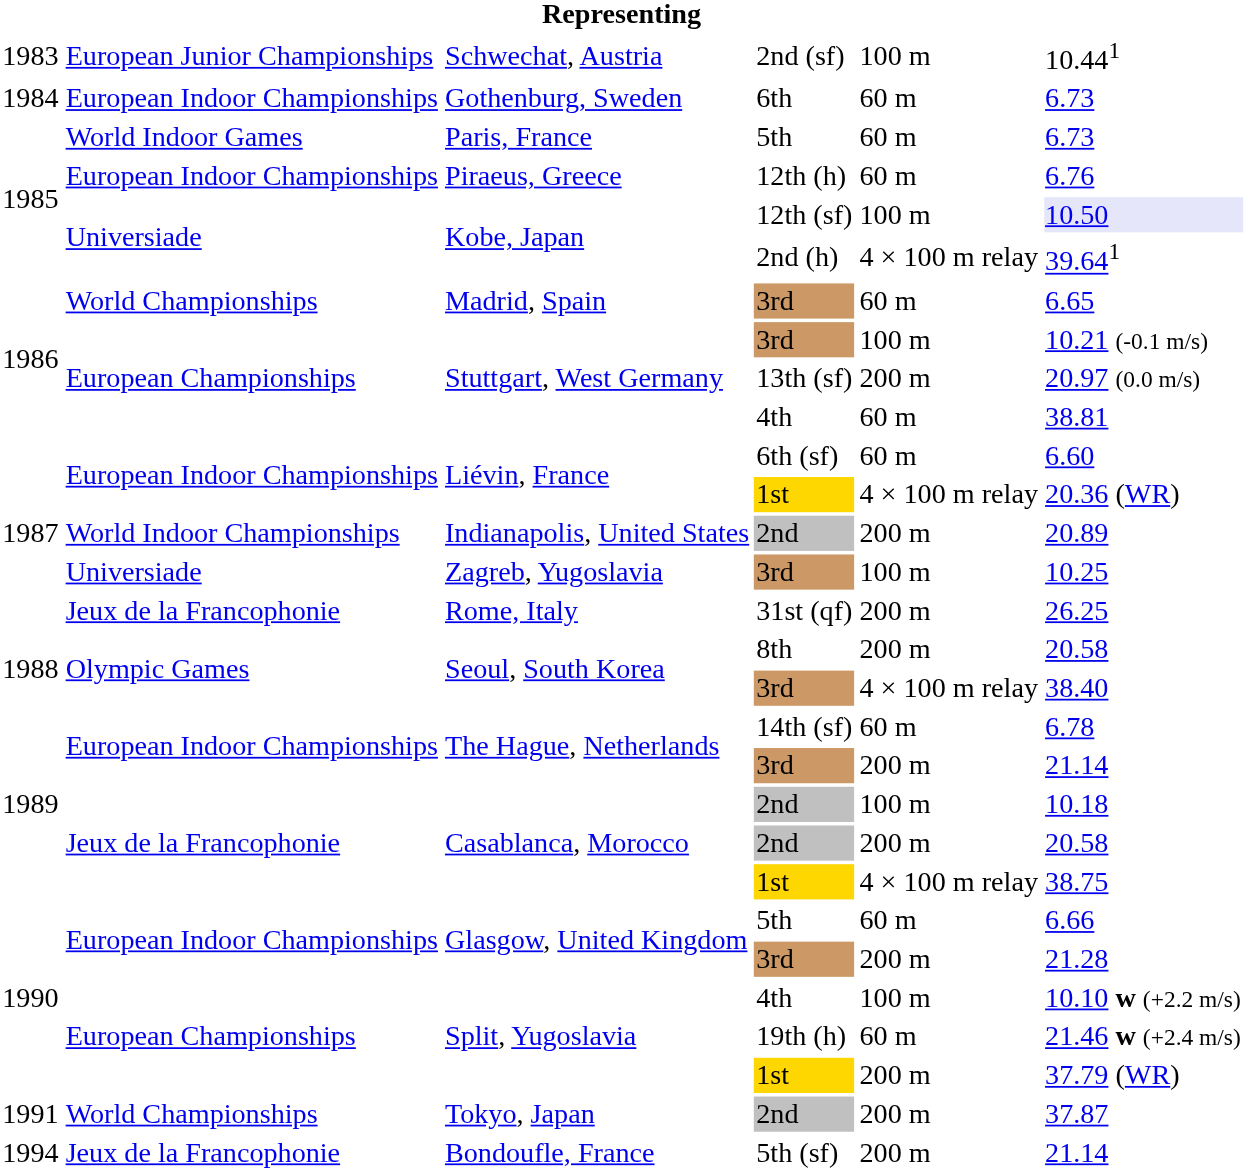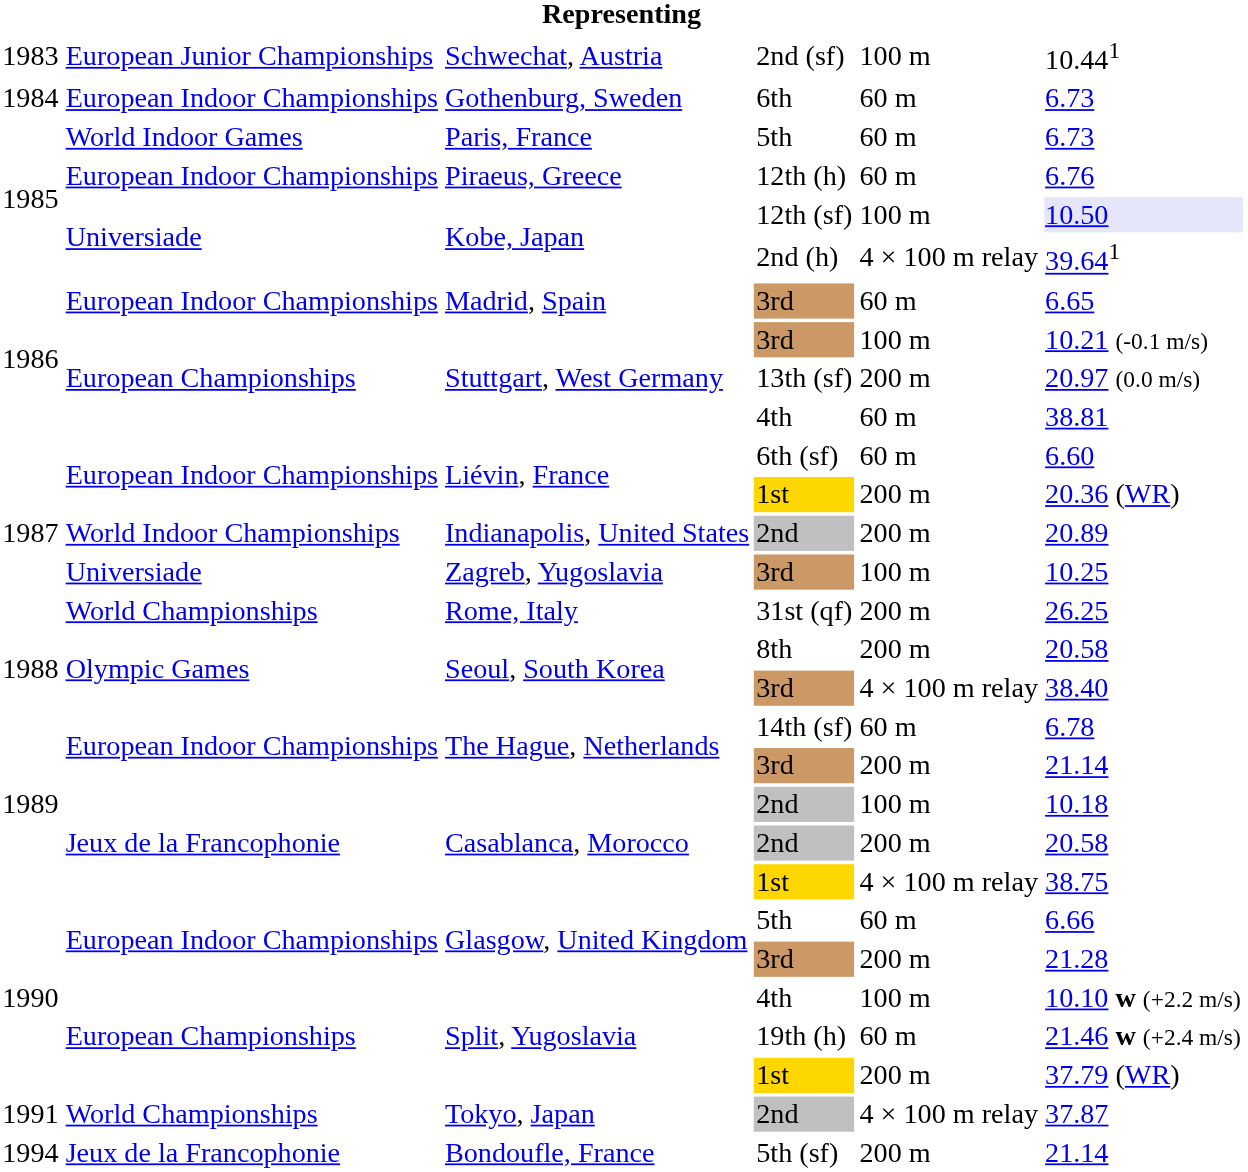(192, 300) World Championships -> (252, 300) European Indoor Championships
(949, 493) 4 × 100 m relay -> (895, 493) 200 m
(203, 609) Jeux de la Francophonie -> (192, 609) World Championships
(895, 1113) 200 m -> (949, 1113) 4 × 100 m relay
